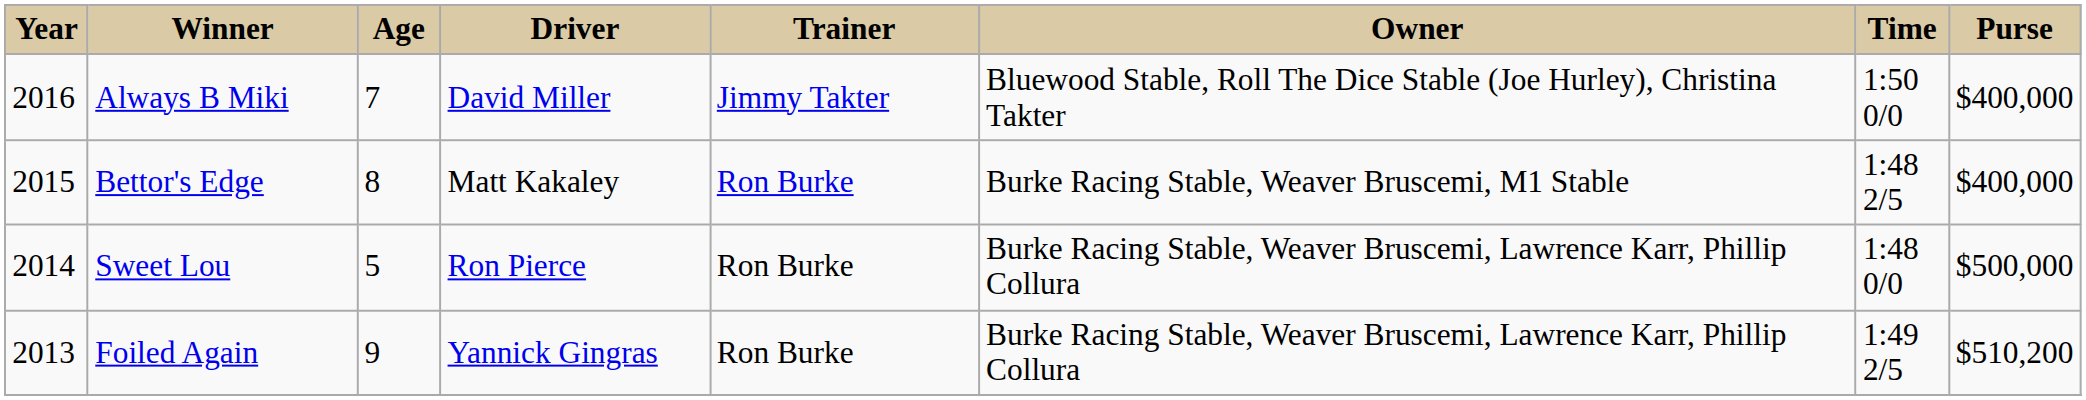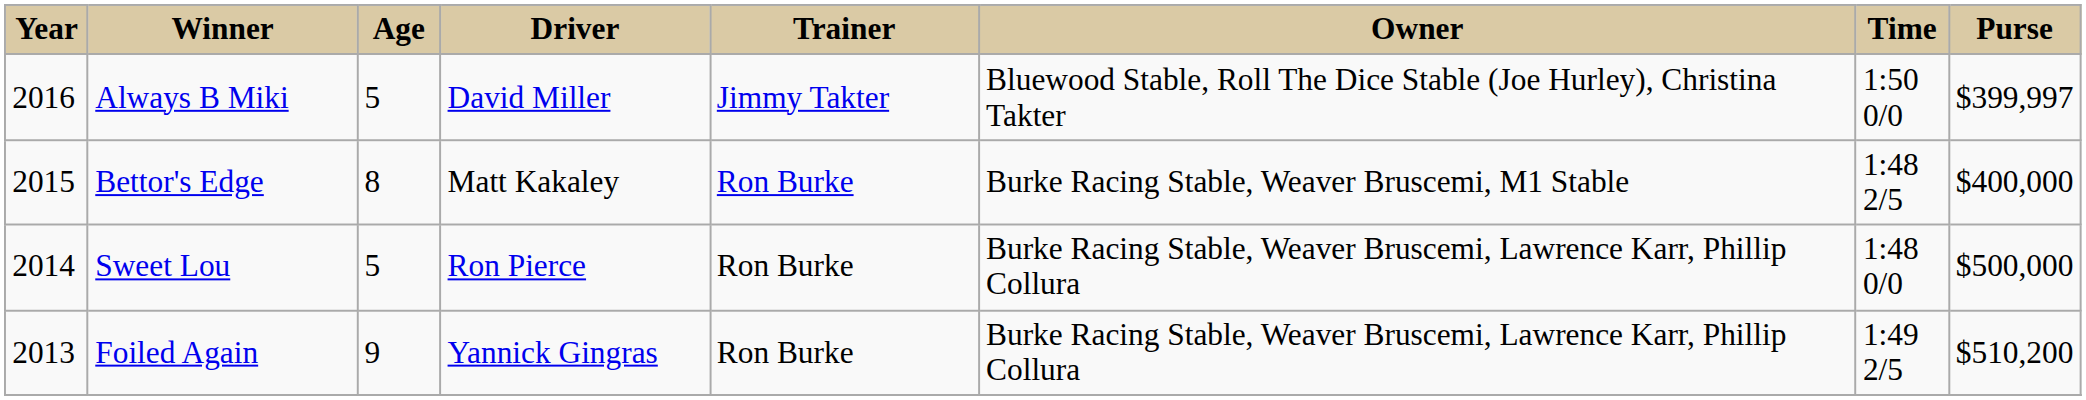(372, 96) 7 -> (372, 96) 5
(2015, 96) $400,000 -> (2015, 96) $399,997
